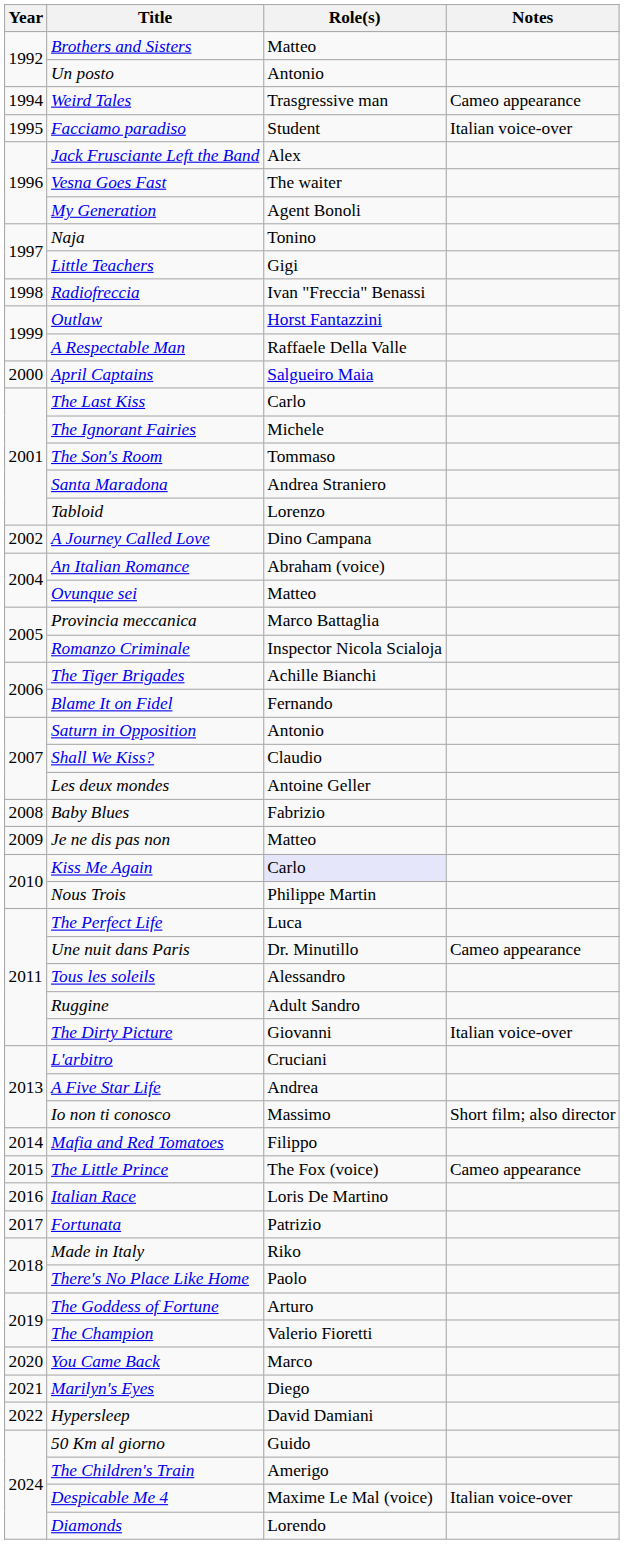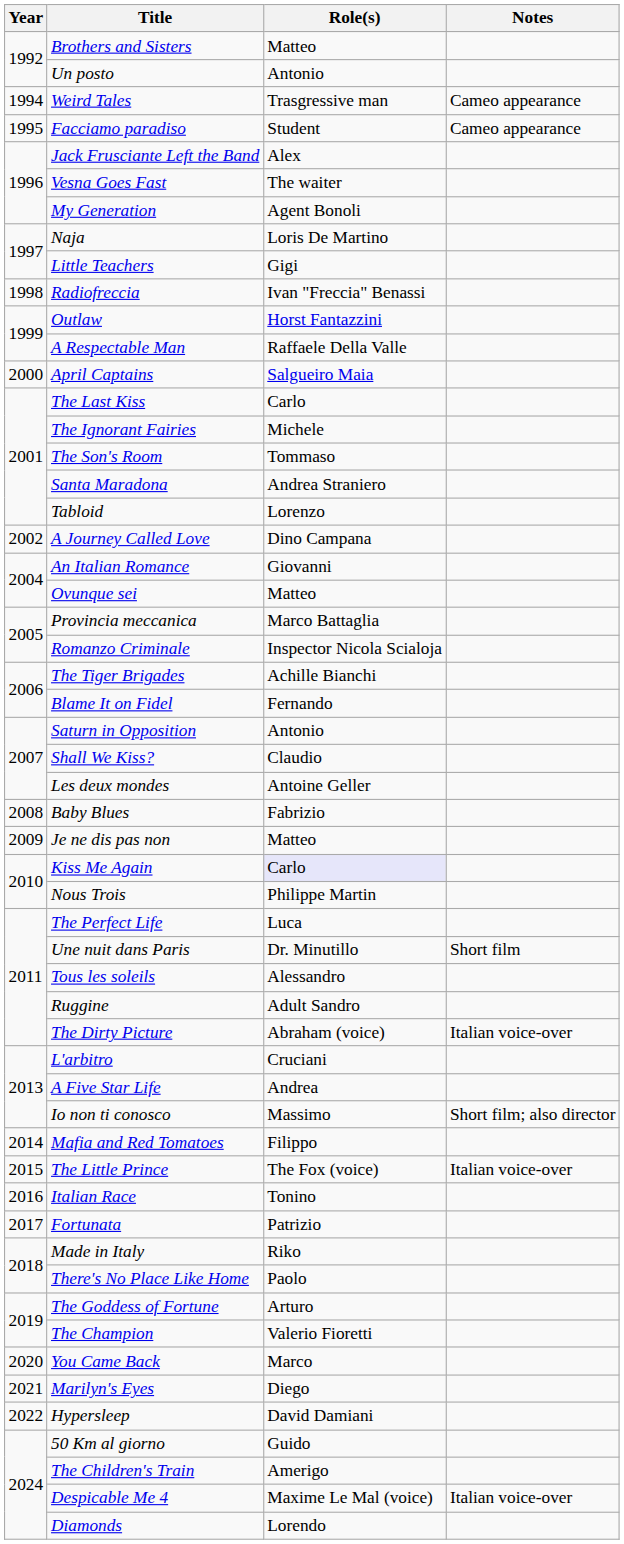(511, 127) Italian voice-over -> (515, 127) Cameo appearance
(292, 237) Tonino -> (328, 237) Loris De Martino
(326, 566) Abraham (voice) -> (299, 566) Giovanni
(515, 949) Cameo appearance -> (485, 949) Short film
(299, 1032) Giovanni -> (326, 1032) Abraham (voice)
(515, 1169) Cameo appearance -> (511, 1169) Italian voice-over
(328, 1196) Loris De Martino -> (292, 1196) Tonino
